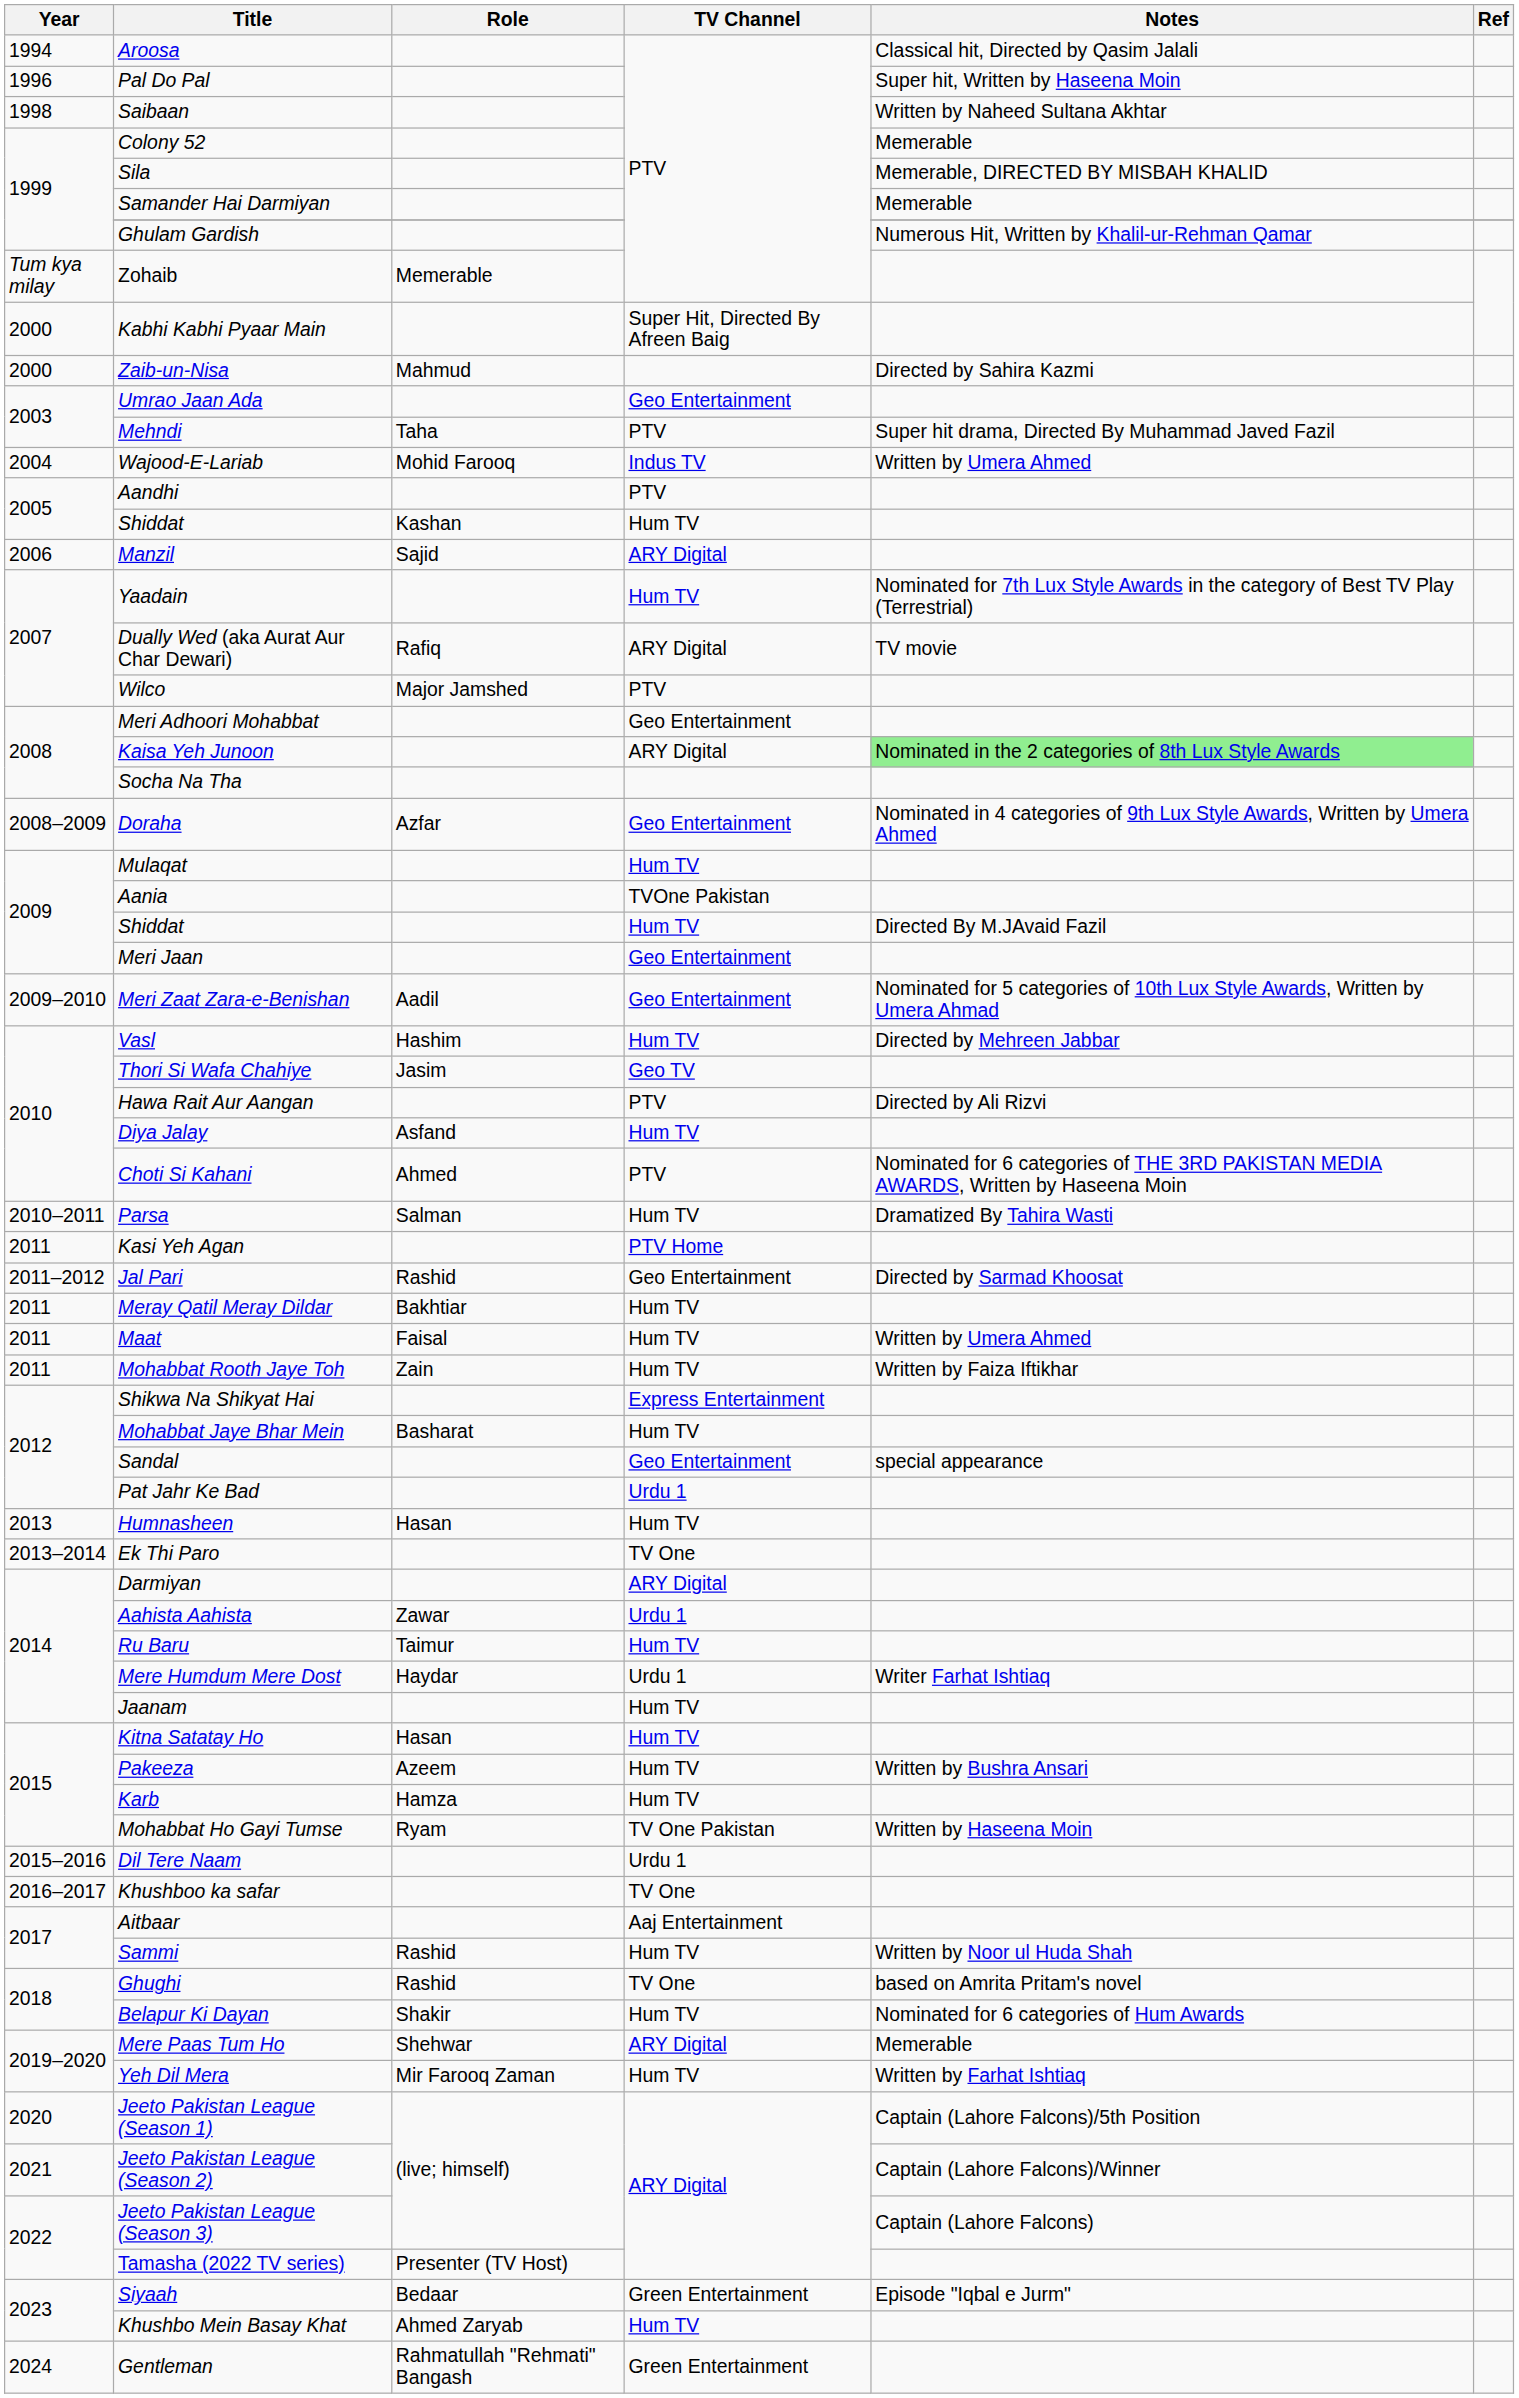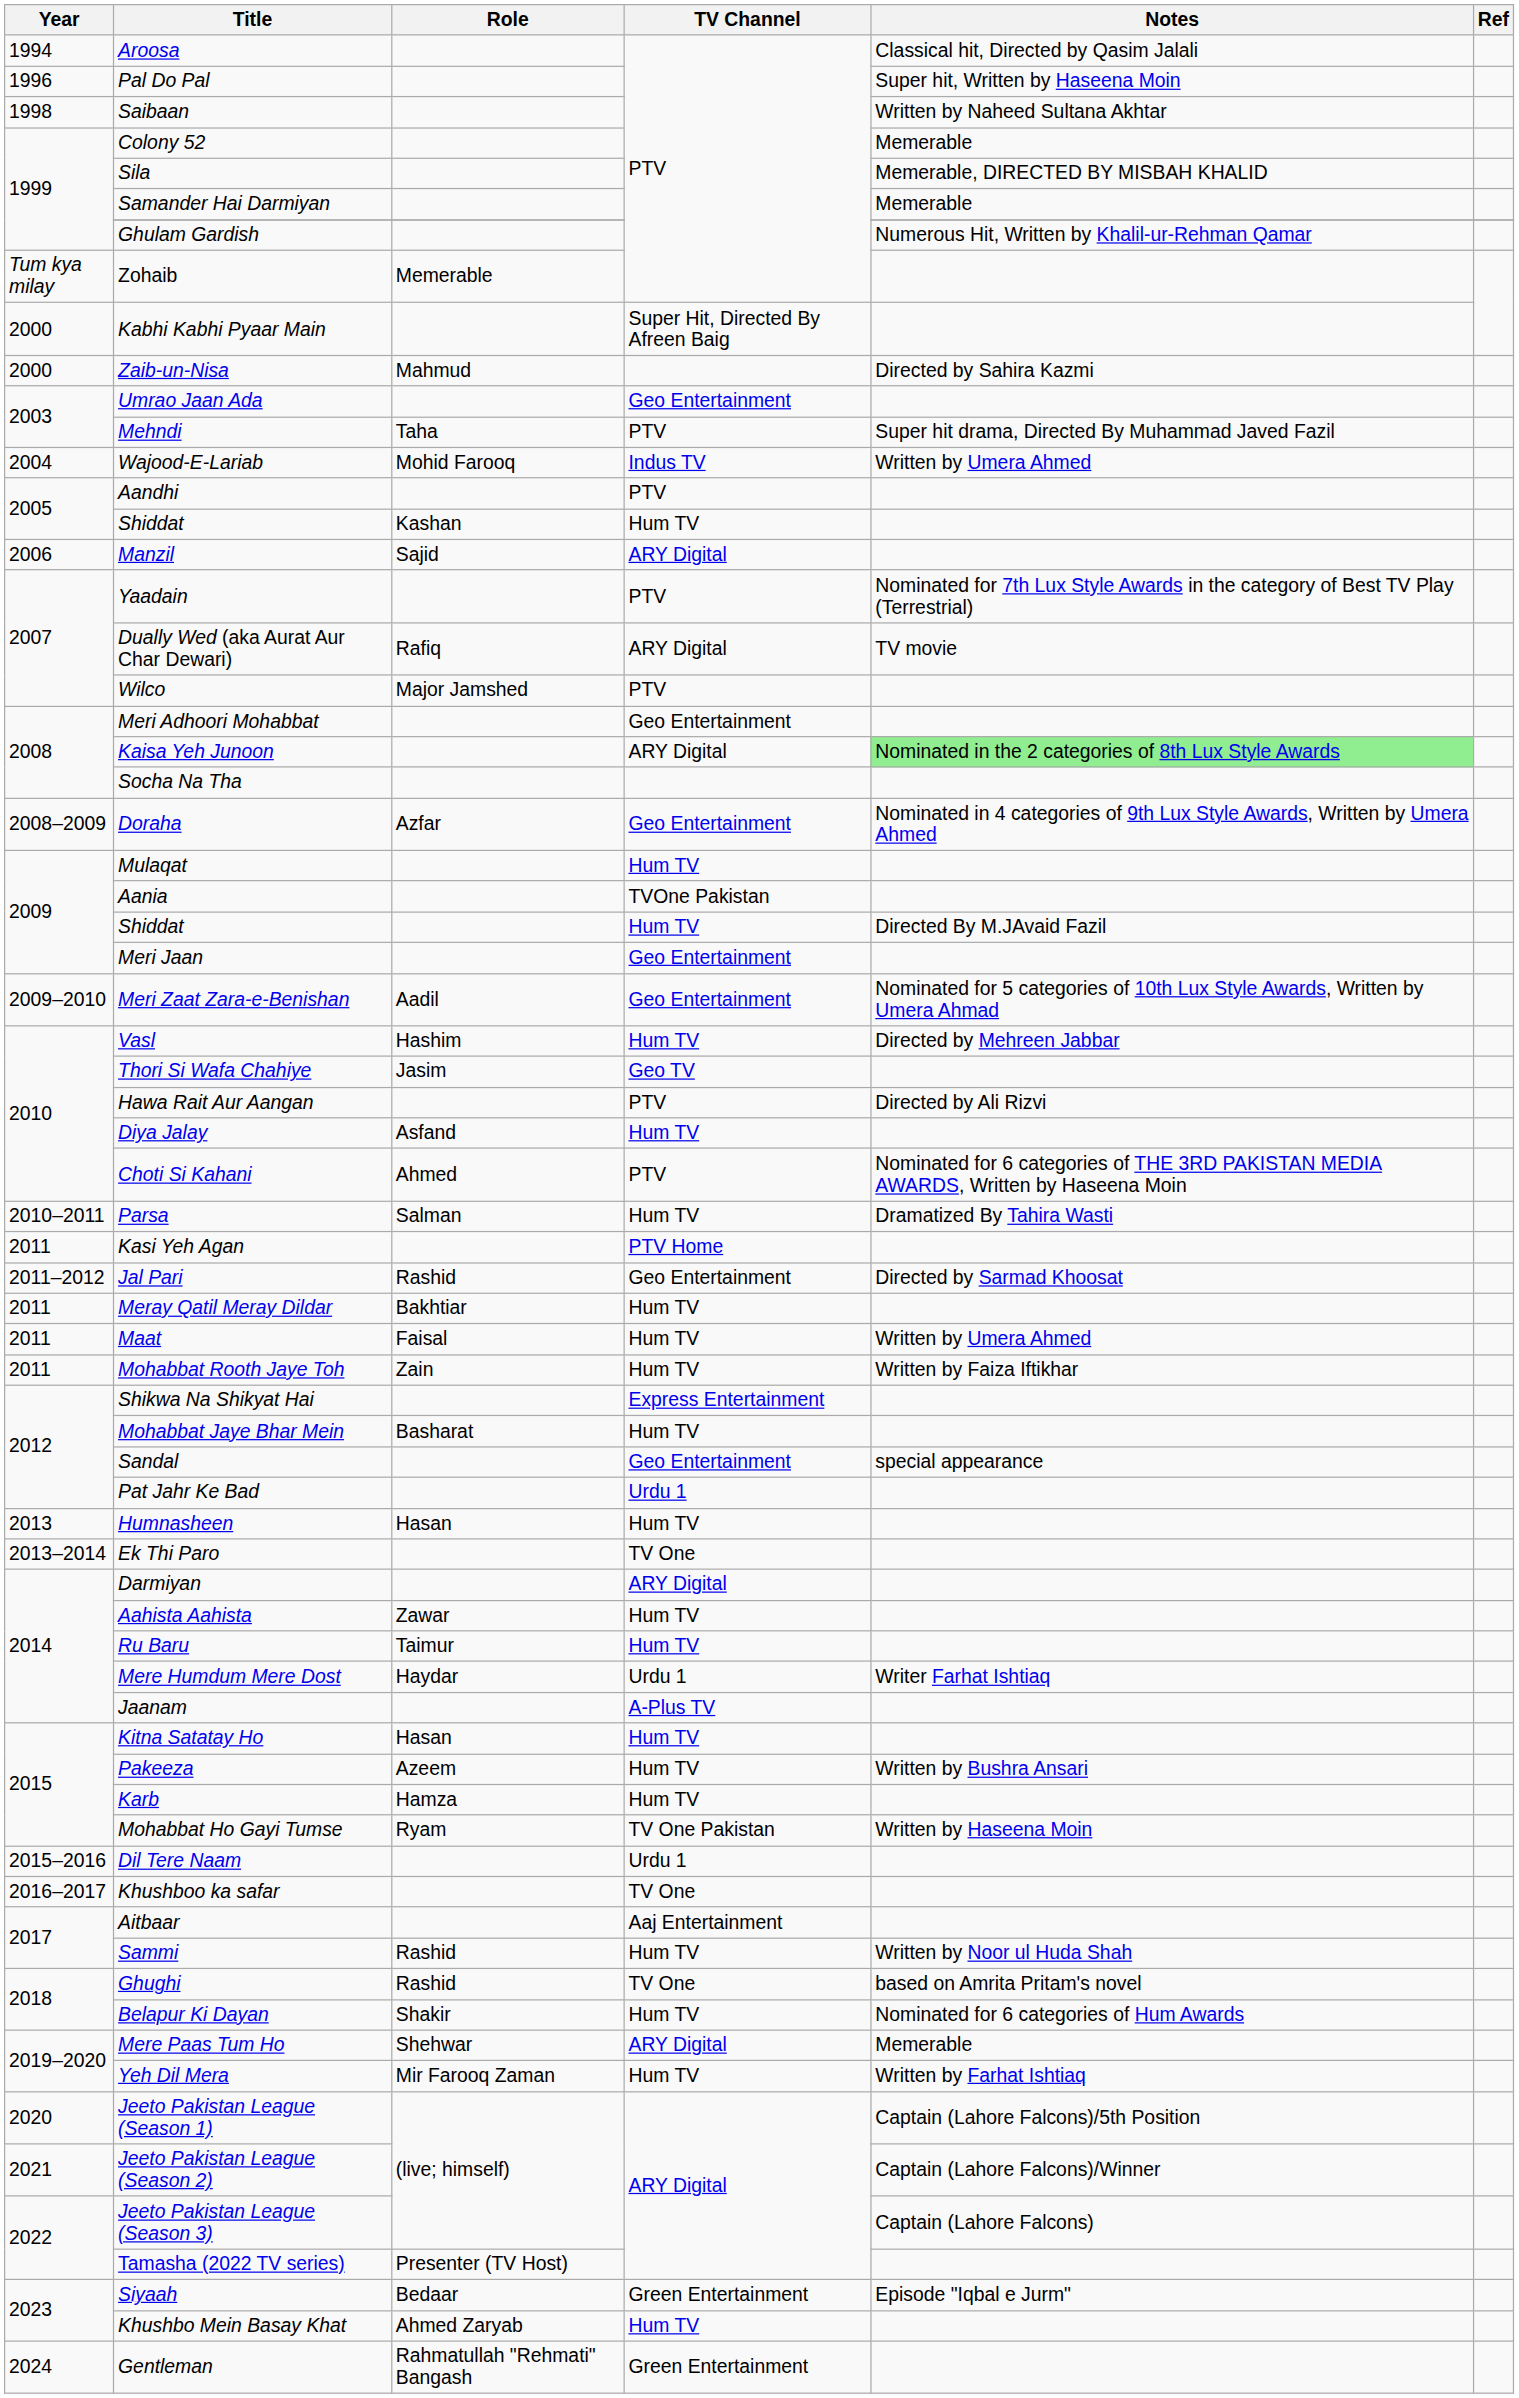(664, 596) Hum TV -> (647, 596) PTV
(658, 1615) Urdu 1 -> (664, 1615) Hum TV
(664, 1707) Hum TV -> (672, 1707) A-Plus TV
